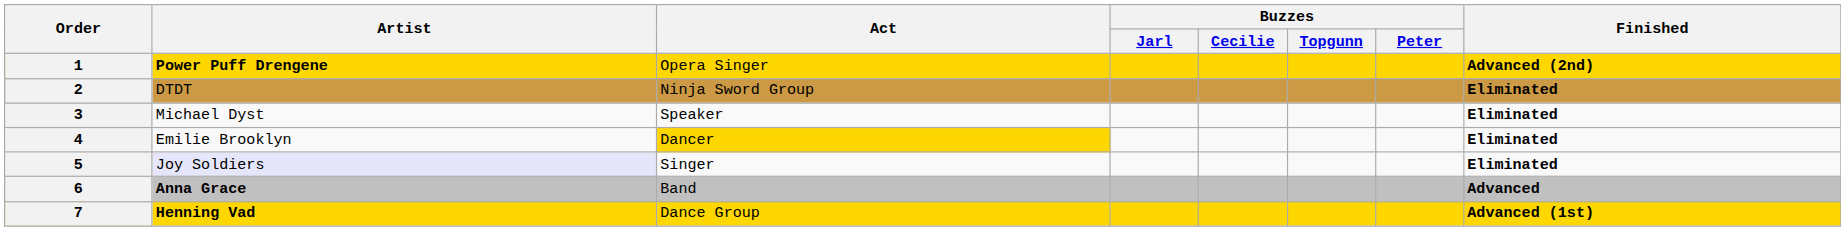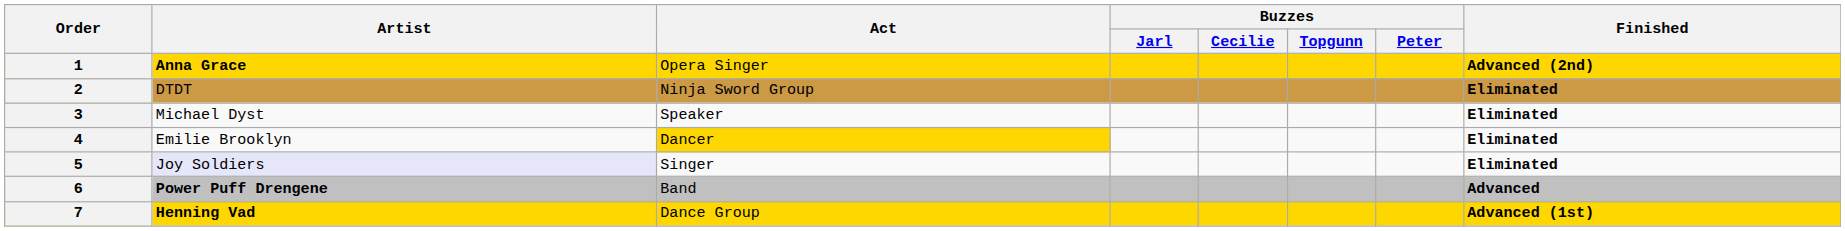(242, 66) Power Puff Drengene -> (201, 66) Anna Grace
(201, 189) Anna Grace -> (242, 189) Power Puff Drengene
